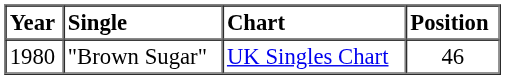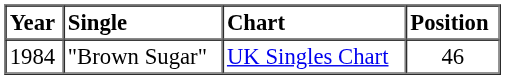(32, 56) 1980 -> (32, 56) 1984
